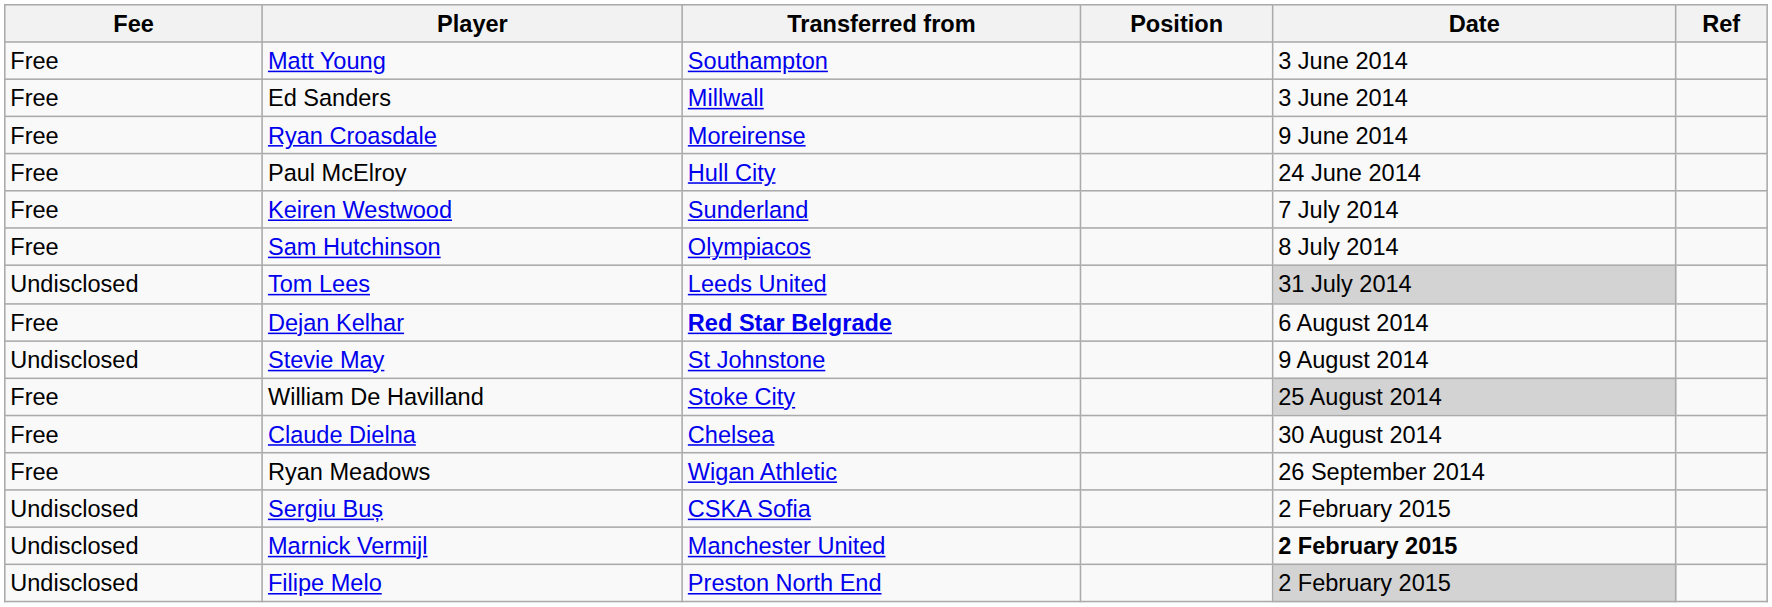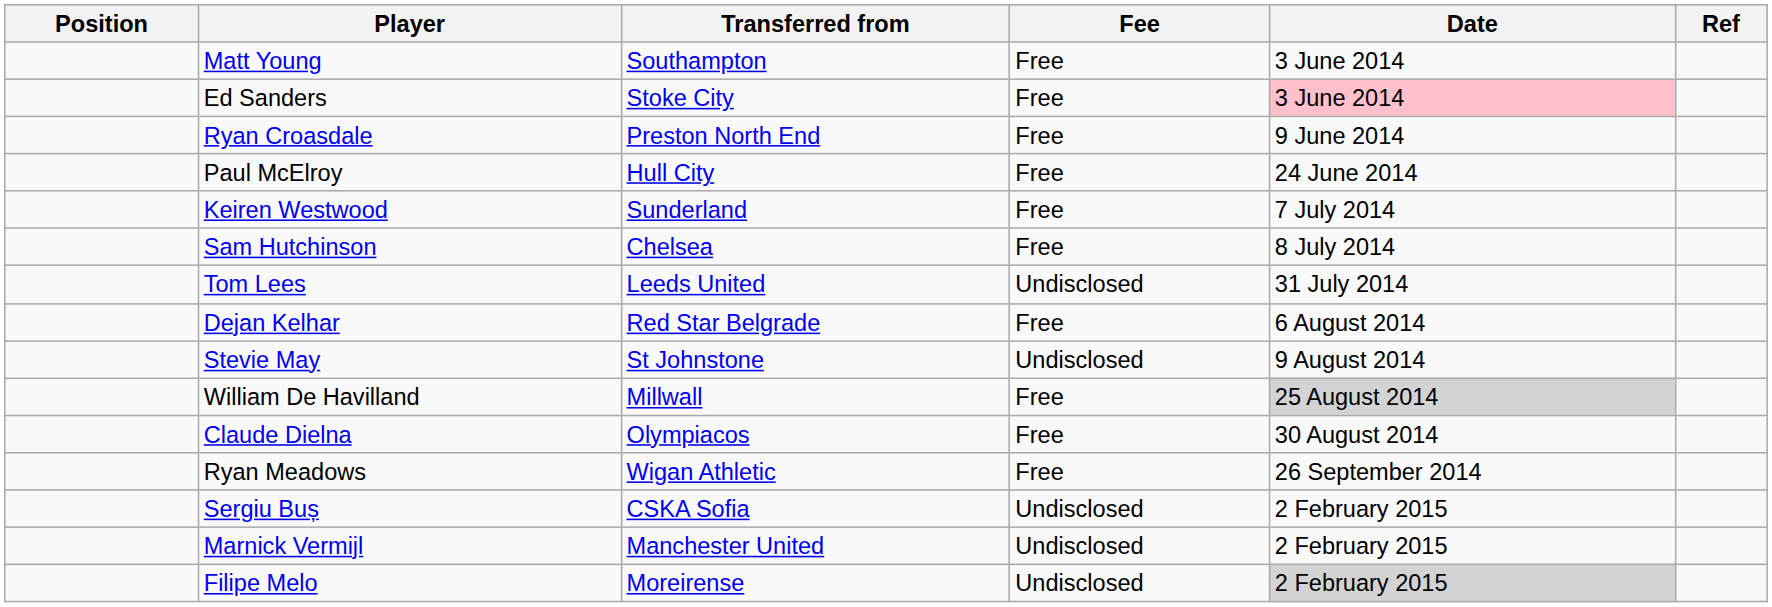columns swapped: (1177, 24) <-> (134, 24)
(726, 98) Millwall -> (680, 98) Stoke City
(1343, 98) no background -> (1340, 98) pink background
(747, 136) Moreirense -> (723, 136) Preston North End
(749, 247) Olympiacos -> (670, 247) Chelsea
(1345, 285) lightgrey background -> (1342, 285) no background
(790, 322) bold -> (723, 322) normal
(742, 397) Stoke City -> (664, 397) Millwall
(731, 434) Chelsea -> (688, 434) Olympiacos
(1368, 546) bold -> (1361, 546) normal
(785, 583) Preston North End -> (685, 583) Moreirense
